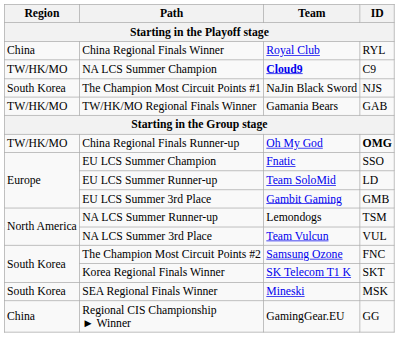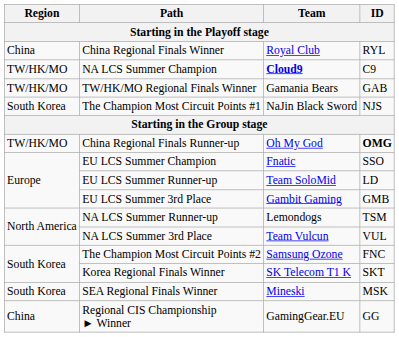rows swapped: (172, 87) <-> (169, 106)
